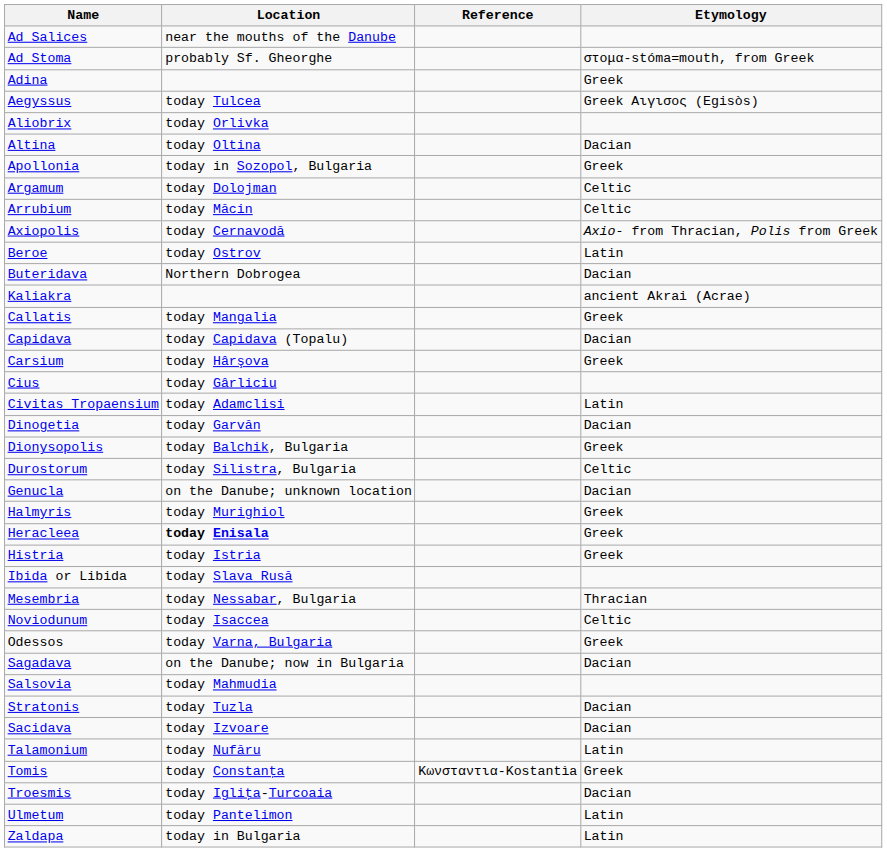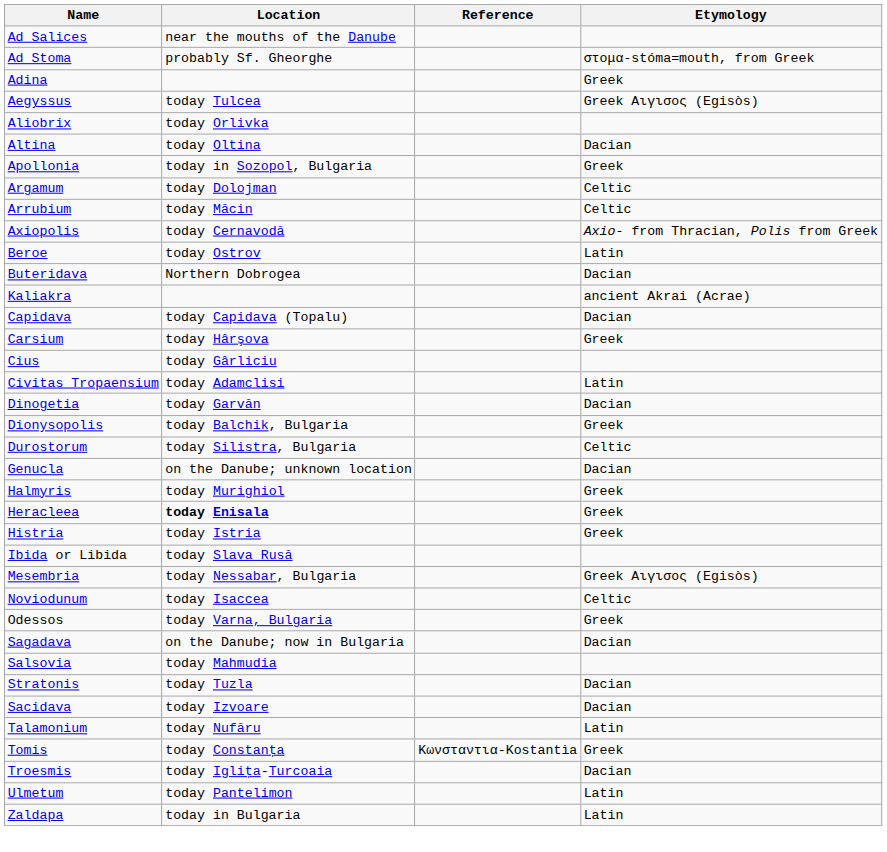- row: (40, 318)
(615, 599) Thracian -> (671, 577) Greek Αιγισος (Egisòs)
